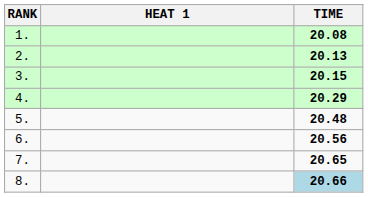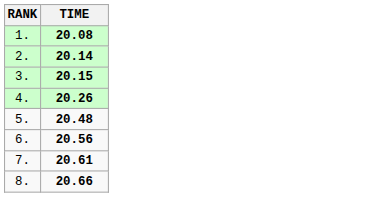- column: (167, 15)
(328, 56) 20.13 -> (74, 56) 20.14
(328, 98) 20.29 -> (74, 98) 20.26
(328, 160) 20.65 -> (74, 160) 20.61
(328, 181) lightblue background -> (74, 181) no background
